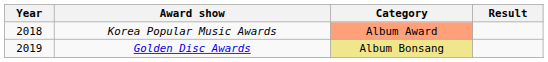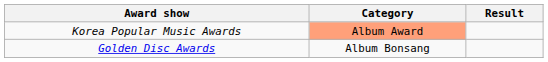- column: (29, 13)
(402, 48) khaki background -> (387, 48) no background
